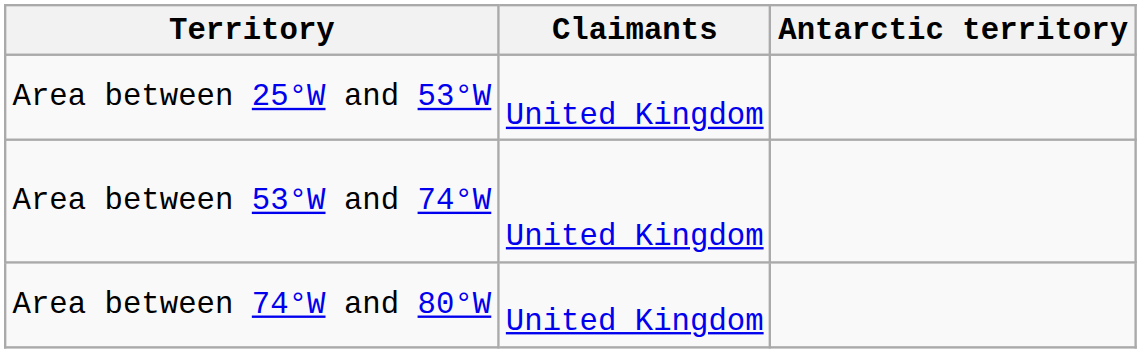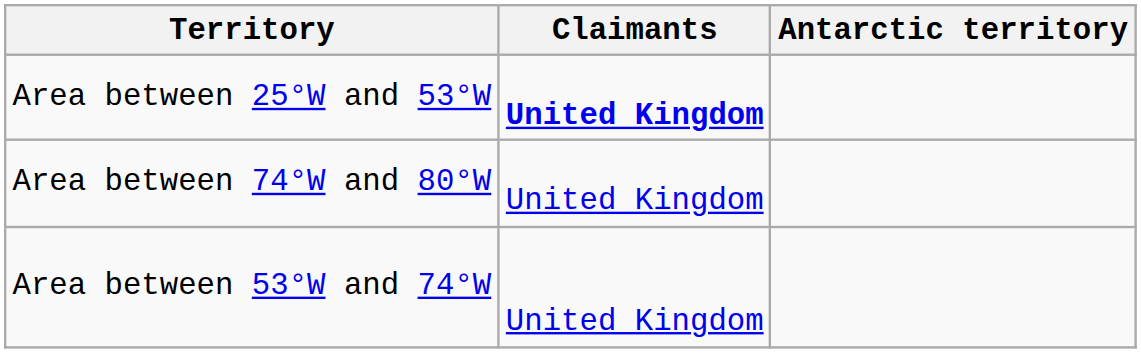(635, 116) normal -> (635, 116) bold
rows swapped: (252, 201) <-> (252, 304)
